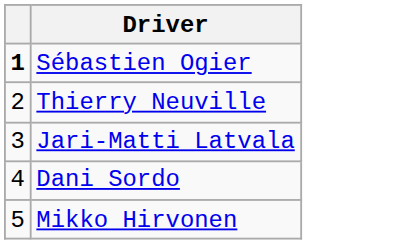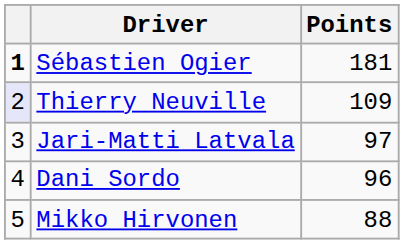+ column: (349, 24)
(18, 102) no background -> (18, 102) lavender background
